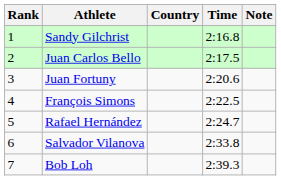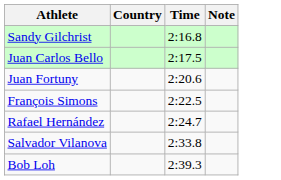- column: (23, 15)
